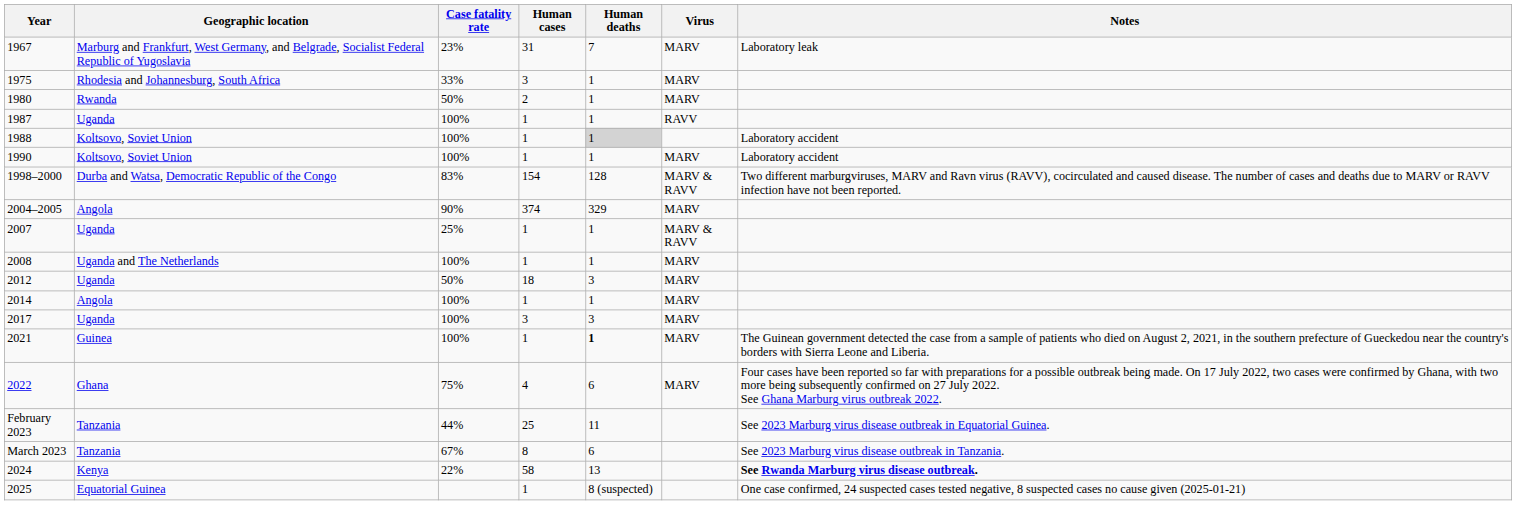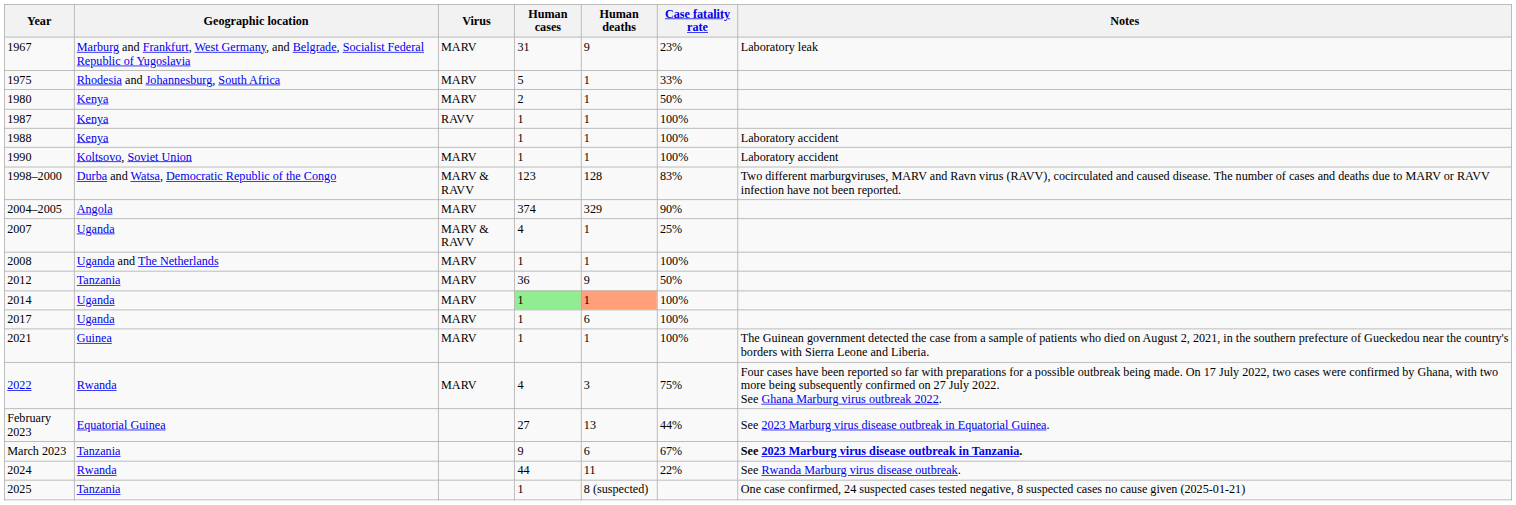columns swapped: (700, 20) <-> (479, 20)
(591, 47) 7 -> (587, 47) 9
(525, 80) 3 -> (521, 80) 5
(97, 99) Rwanda -> (93, 99) Kenya
(96, 118) Uganda -> (93, 118) Kenya
(134, 137) Koltsovo, Soviet Union -> (93, 137) Kenya
(591, 137) lightgrey background -> (587, 137) no background
(531, 176) 154 -> (527, 176) 123
(525, 228) 1 -> (521, 228) 4
(96, 280) Uganda -> (99, 280) Tanzania
(528, 280) 18 -> (524, 280) 36
(591, 280) 3 -> (587, 280) 9
(95, 300) Angola -> (96, 300) Uganda
(525, 300) no background -> (521, 300) lightgreen background
(591, 300) no background -> (587, 300) lightsalmon background
(525, 319) 3 -> (521, 319) 1
(591, 319) 3 -> (587, 319) 6
(591, 338) bold -> (587, 338) normal
(93, 385) Ghana -> (97, 385) Rwanda
(591, 385) 6 -> (587, 385) 3
(99, 425) Tanzania -> (121, 425) Equatorial Guinea
(528, 425) 25 -> (524, 425) 27
(594, 425) 11 -> (590, 425) 13
(525, 451) 8 -> (521, 451) 9
(873, 451) normal -> (882, 451) bold
(93, 470) Kenya -> (97, 470) Rwanda
(528, 470) 58 -> (524, 470) 44
(594, 470) 13 -> (590, 470) 11
(859, 470) bold -> (851, 470) normal
(121, 489) Equatorial Guinea -> (99, 489) Tanzania
